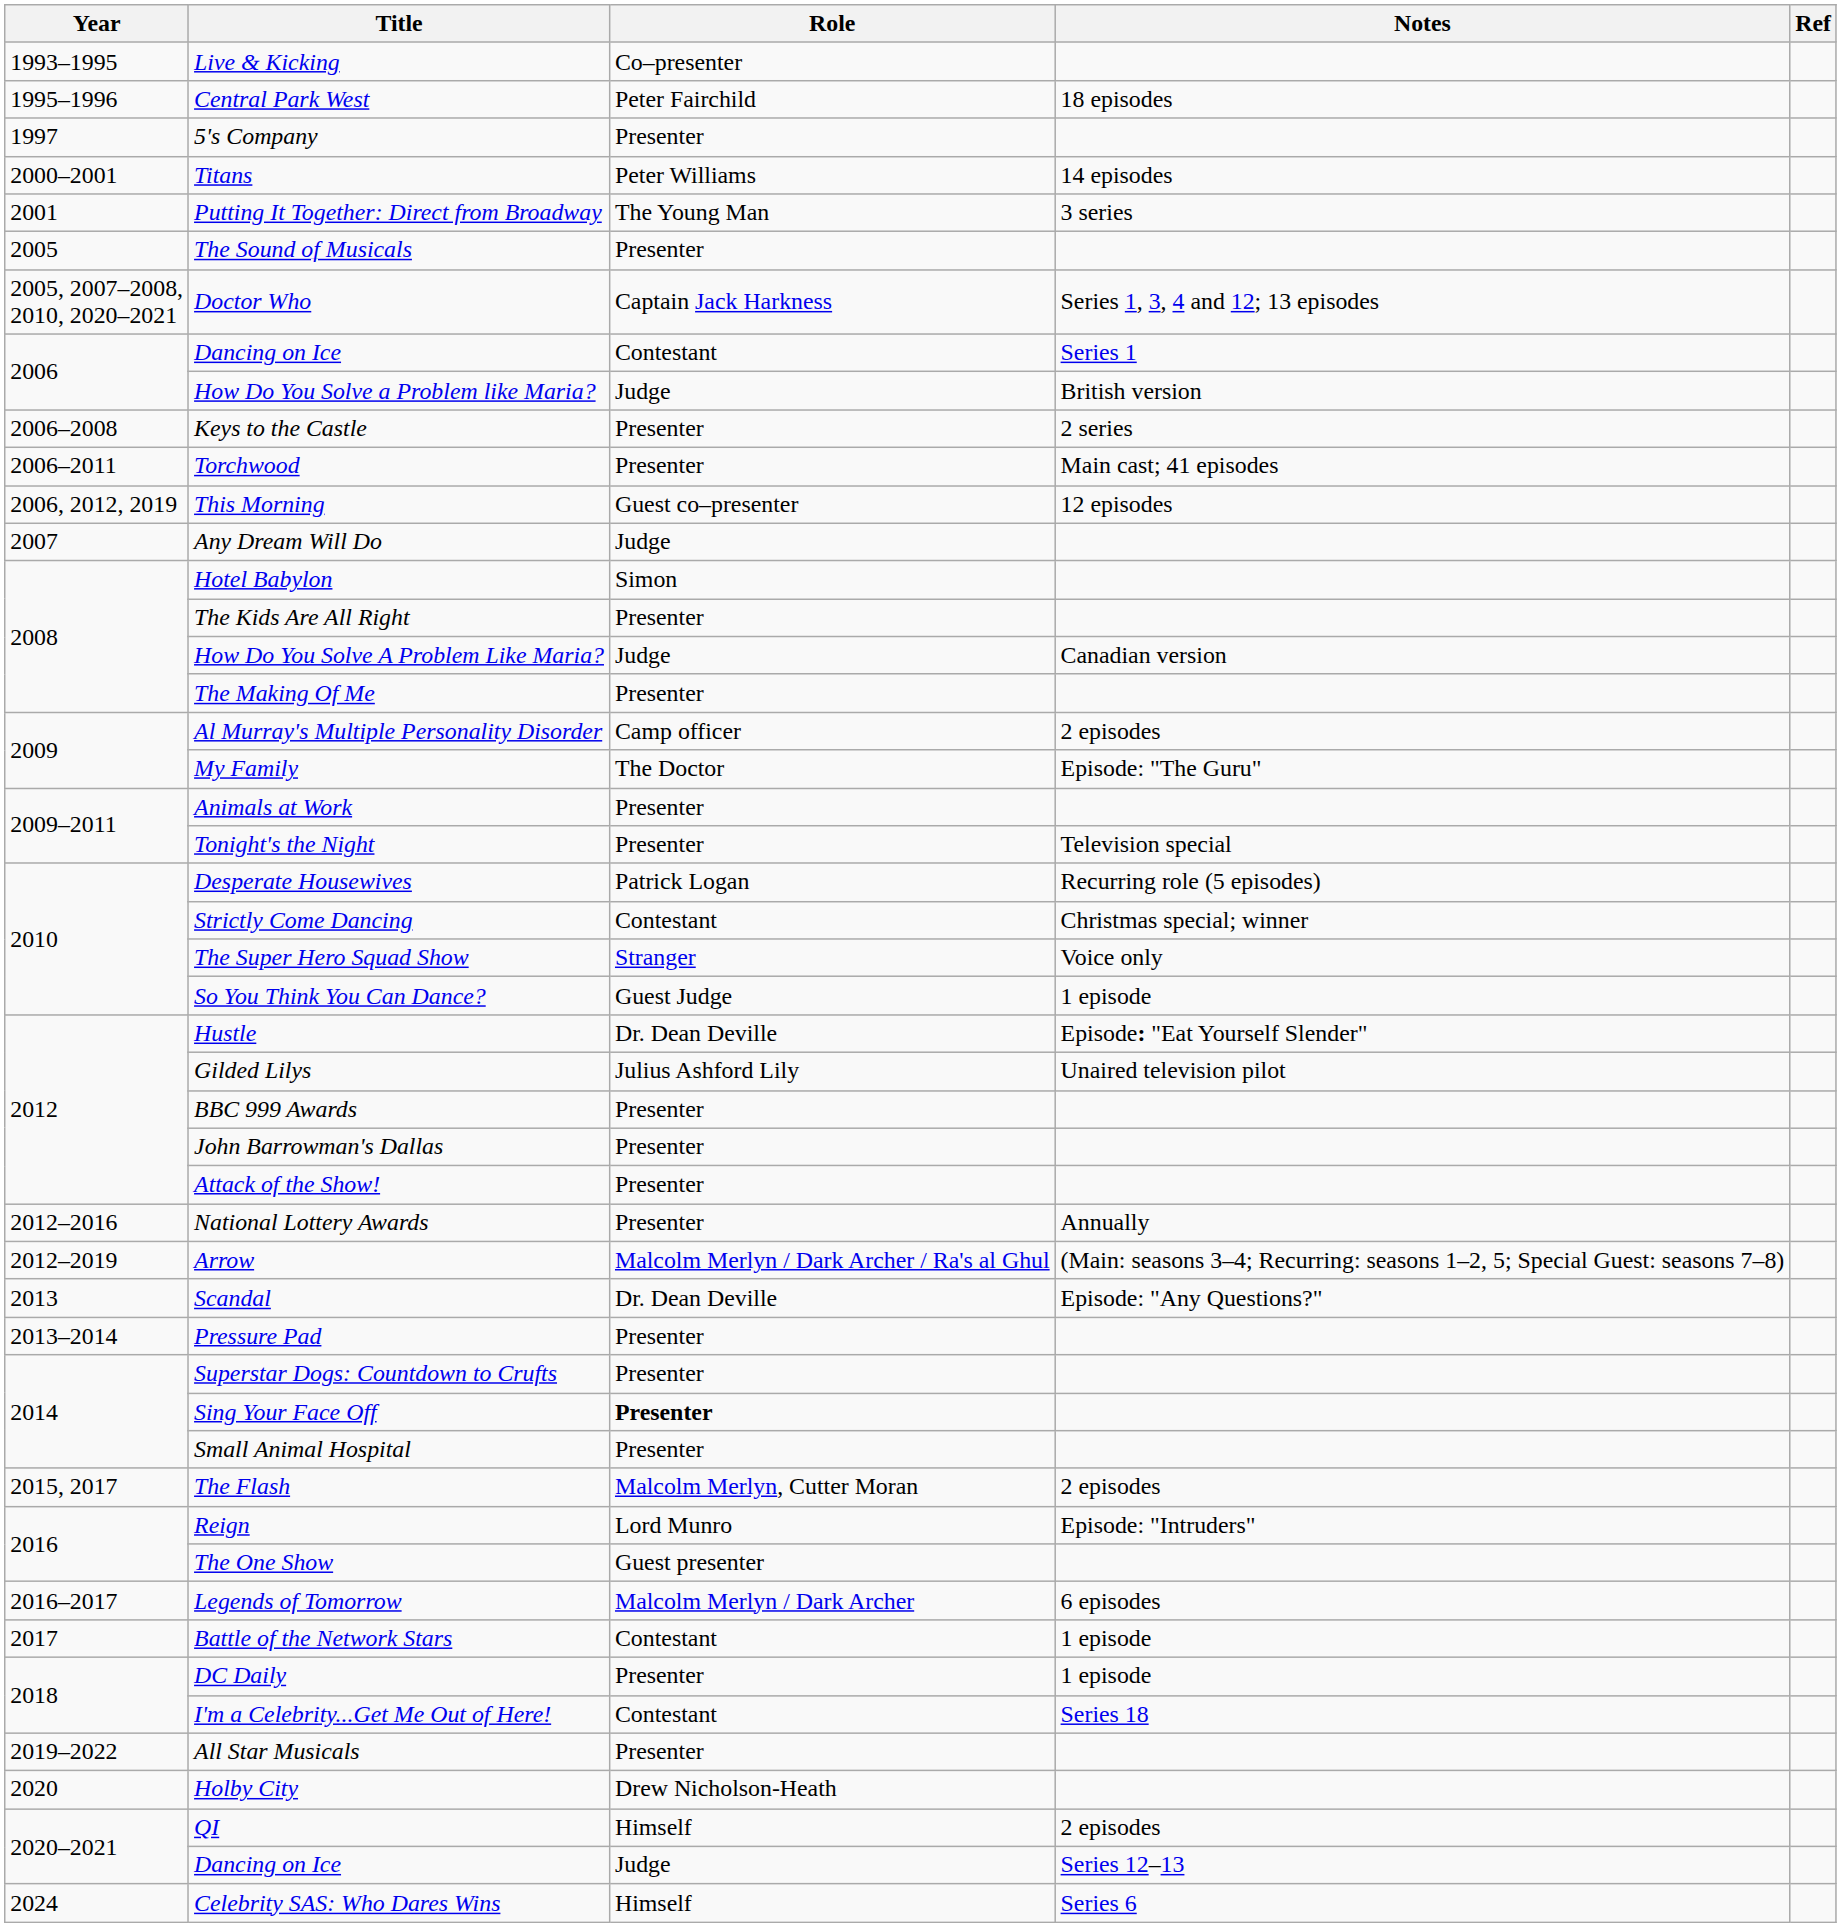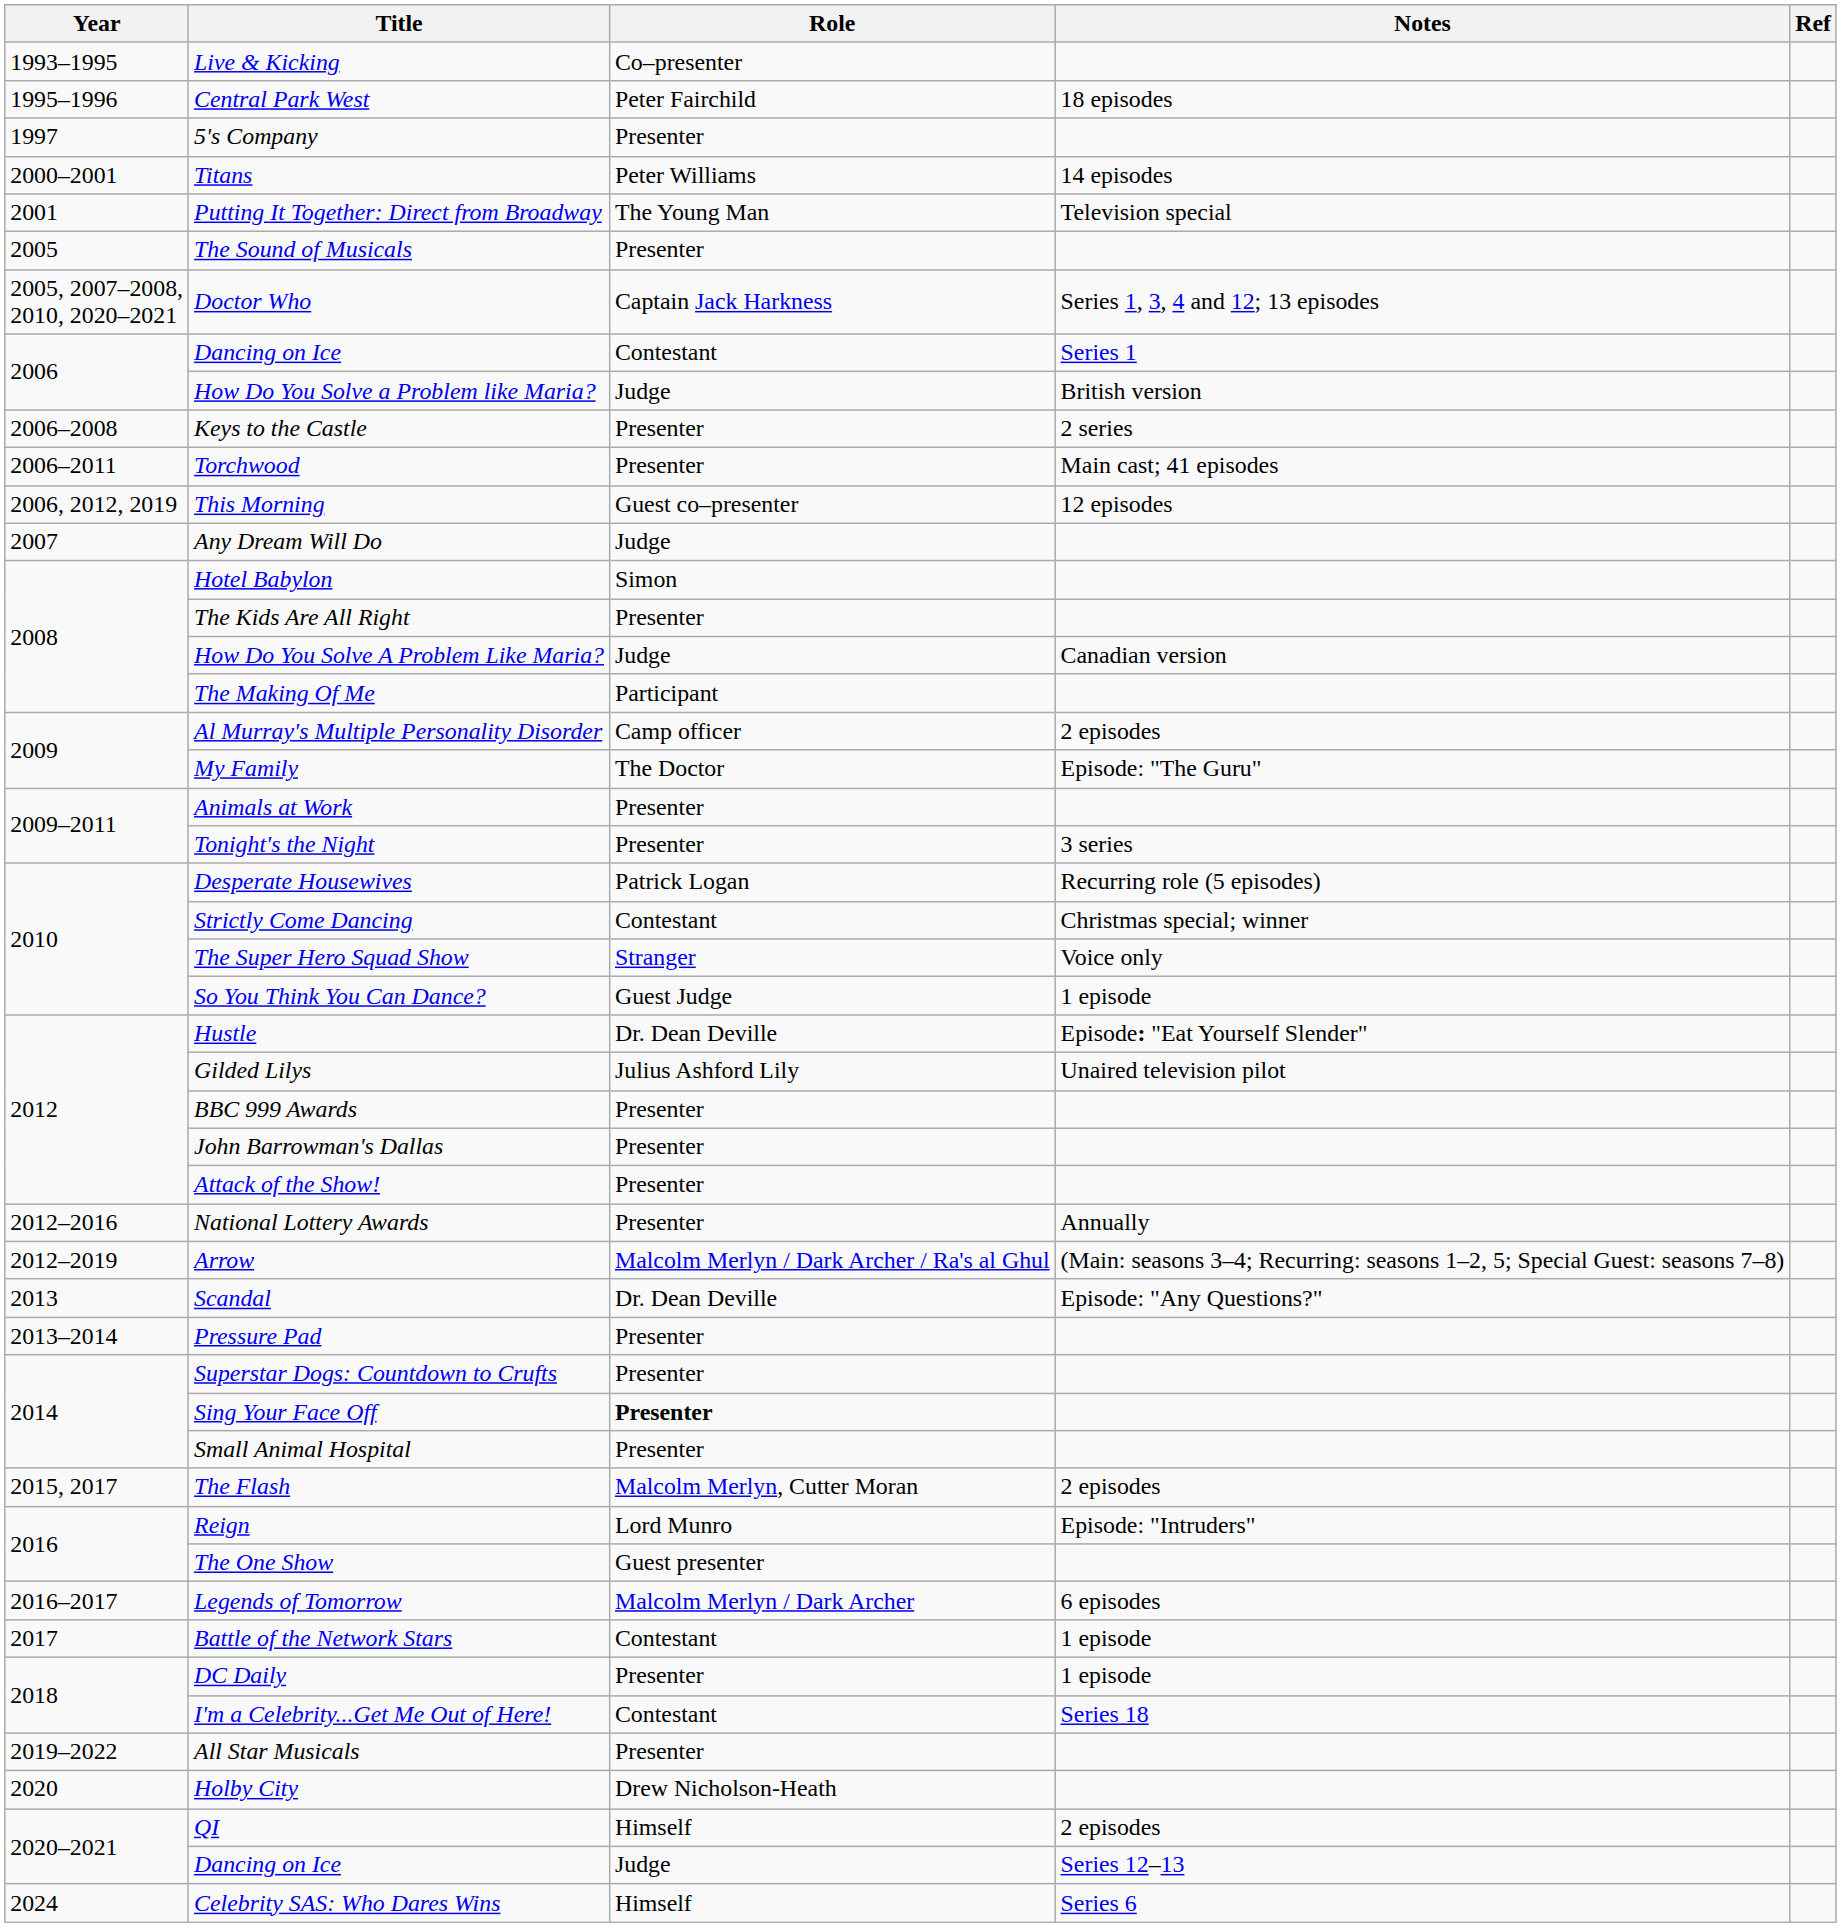(1097, 212) 3 series -> (1146, 212) Television special
(659, 692) Presenter -> (667, 692) Participant
(1146, 844) Television special -> (1097, 844) 3 series
